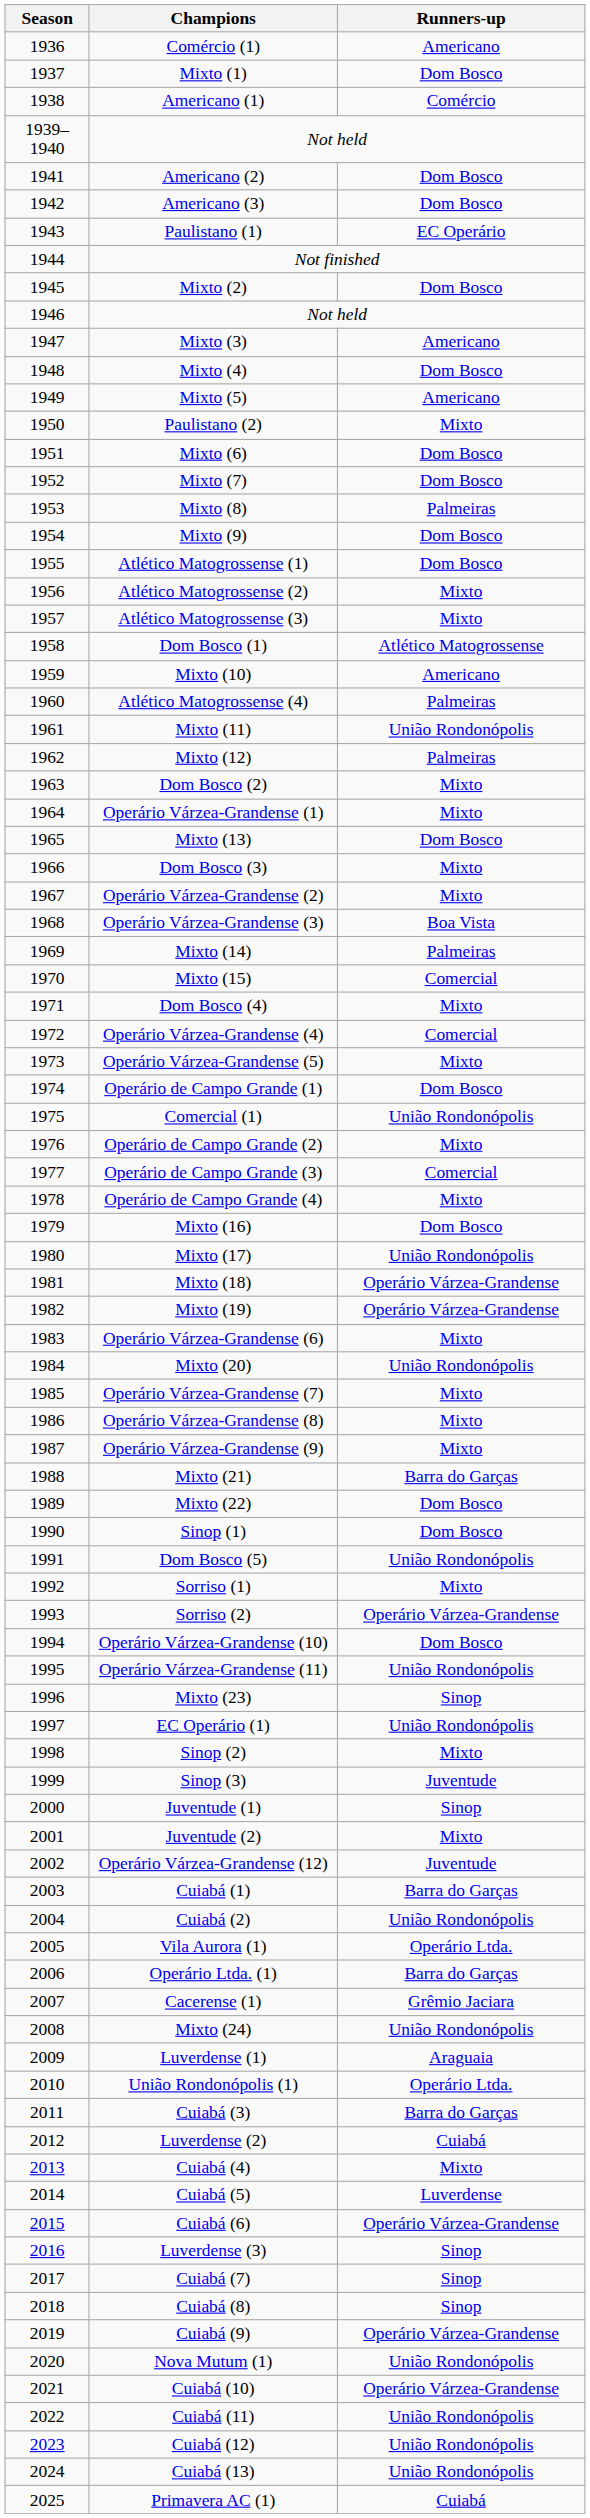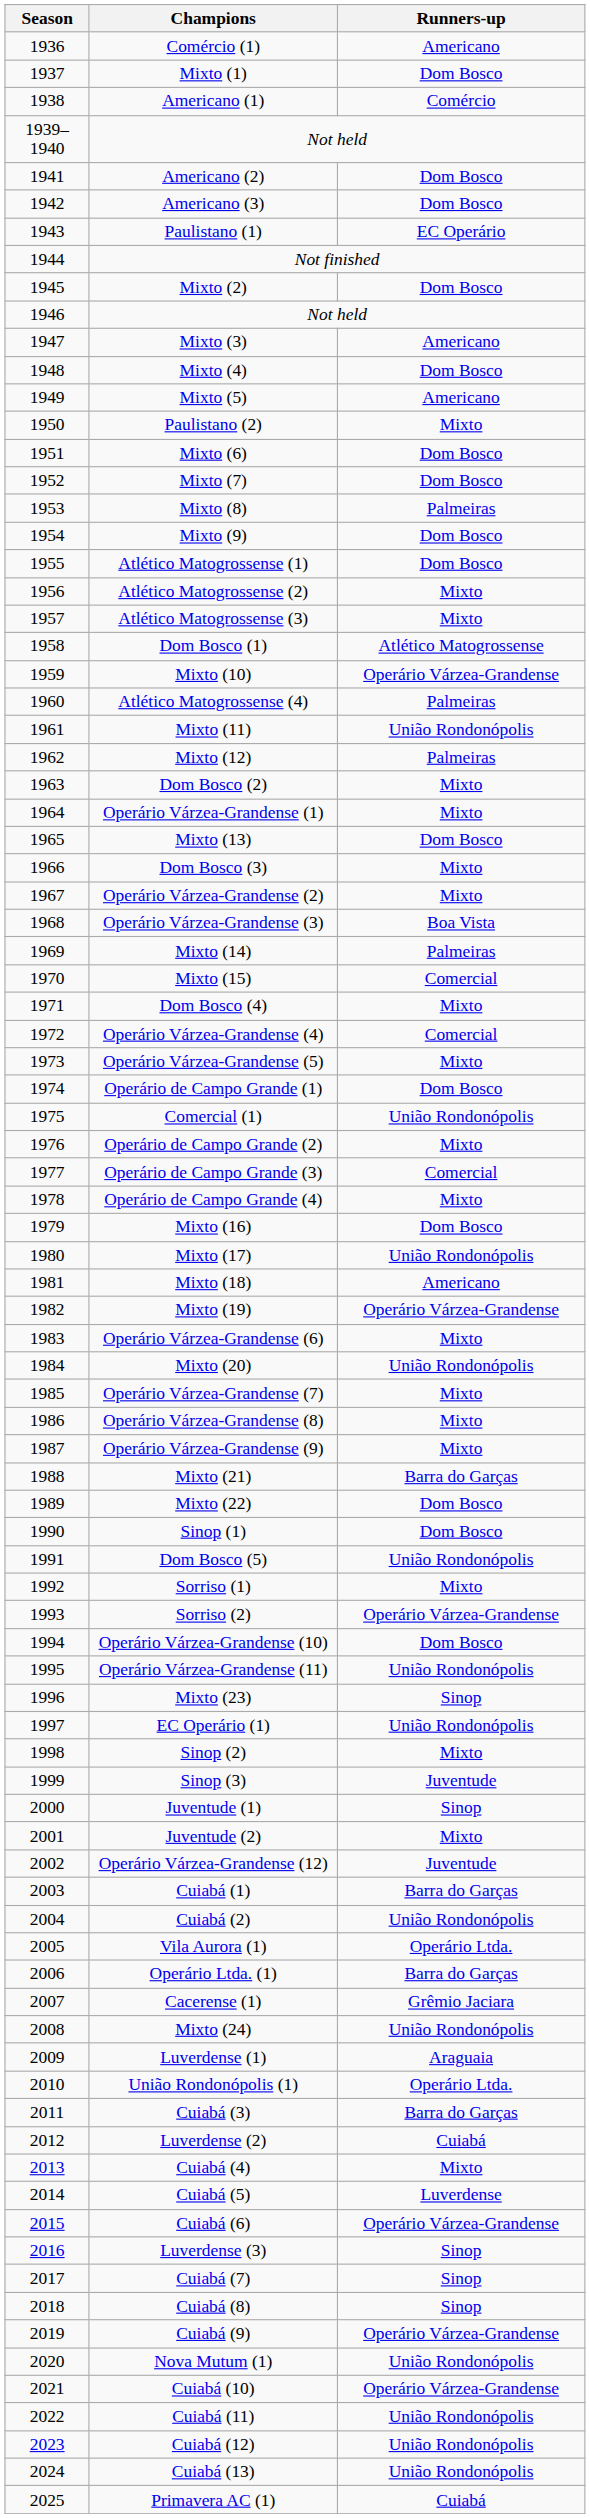(461, 674) Americano -> (461, 674) Operário Várzea-Grandense
(461, 1282) Operário Várzea-Grandense -> (461, 1282) Americano
